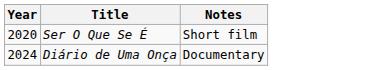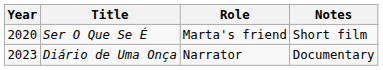+ column: (235, 15)
(22, 55) 2024 -> (22, 55) 2023
